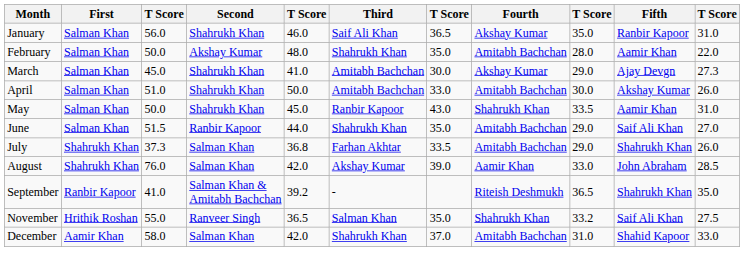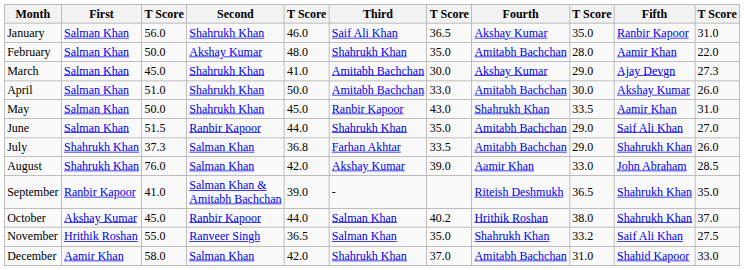(298, 192) 39.2 -> (298, 192) 39.0
+ row: (26, 217)
